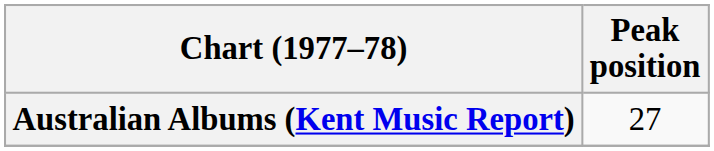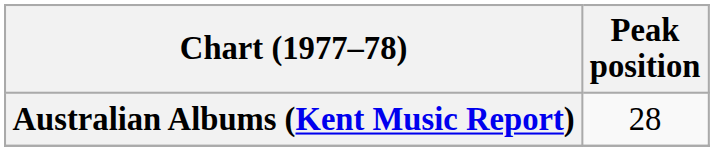(645, 118) 27 -> (645, 118) 28
